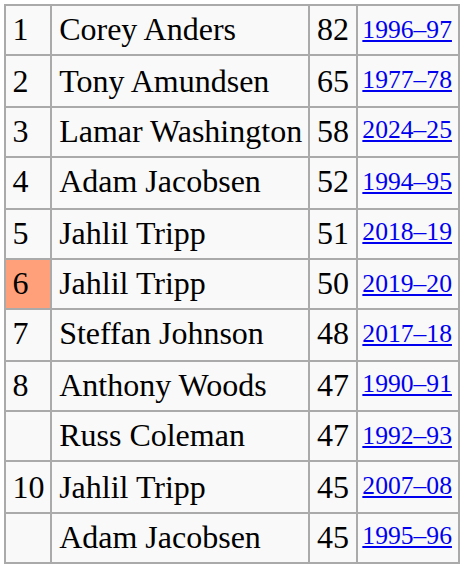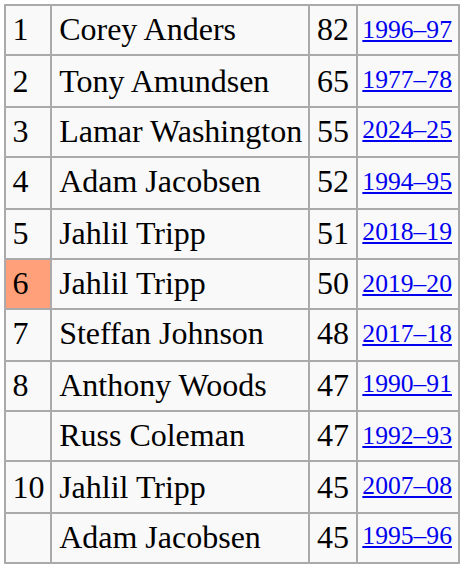(333, 131) 58 -> (333, 131) 55
